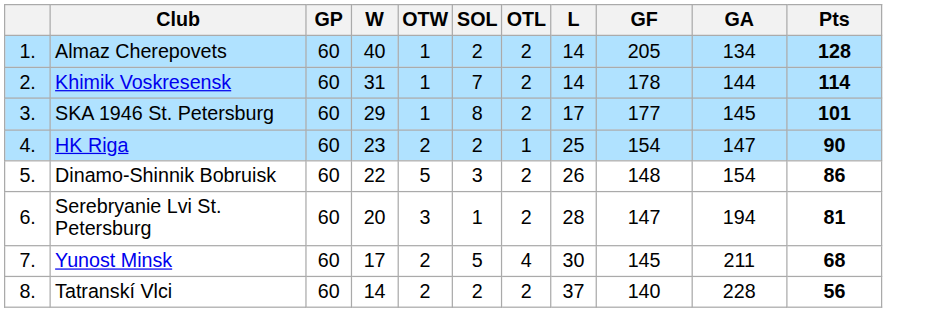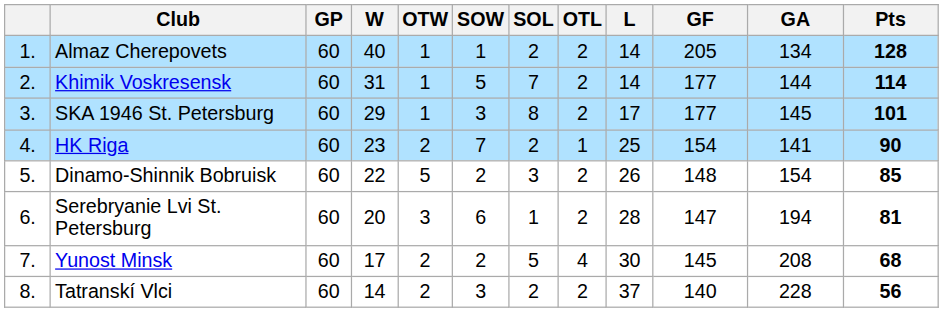+ column: (481, 20)
(644, 82) 178 -> (700, 82) 177
(739, 144) 147 -> (795, 144) 141
(834, 176) 86 -> (891, 176) 85
(739, 260) 211 -> (795, 260) 208
